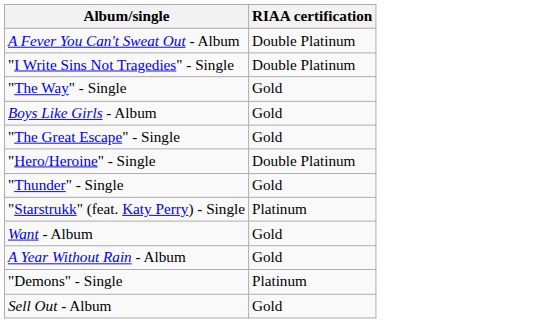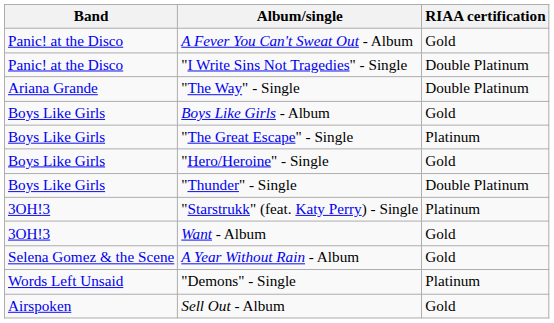+ column: (91, 16)
(304, 40) Double Platinum -> (440, 40) Gold
(267, 88) Gold -> (477, 88) Double Platinum
(267, 137) Gold -> (453, 137) Platinum
(304, 161) Double Platinum -> (440, 161) Gold
(267, 185) Gold -> (477, 185) Double Platinum
